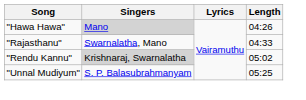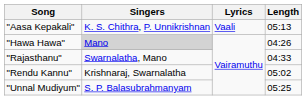+ row: (41, 27)
(135, 58) lightgrey background -> (135, 73) no background
